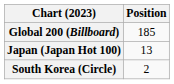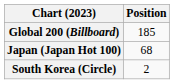(146, 50) 13 -> (146, 50) 68
